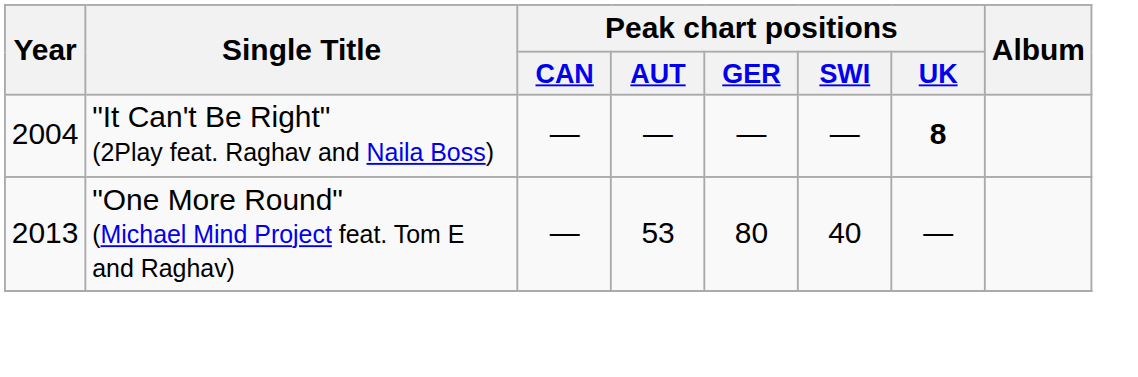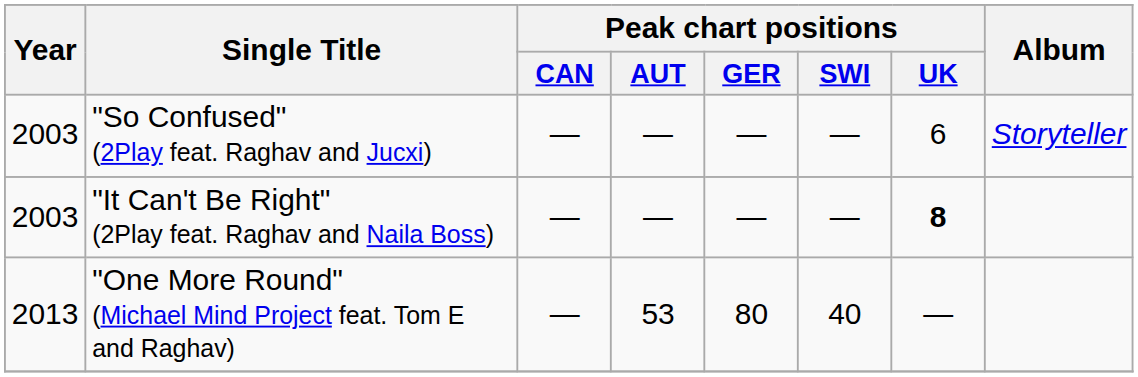+ row: (262, 135)
(45, 135) 2004 -> (45, 216) 2003
